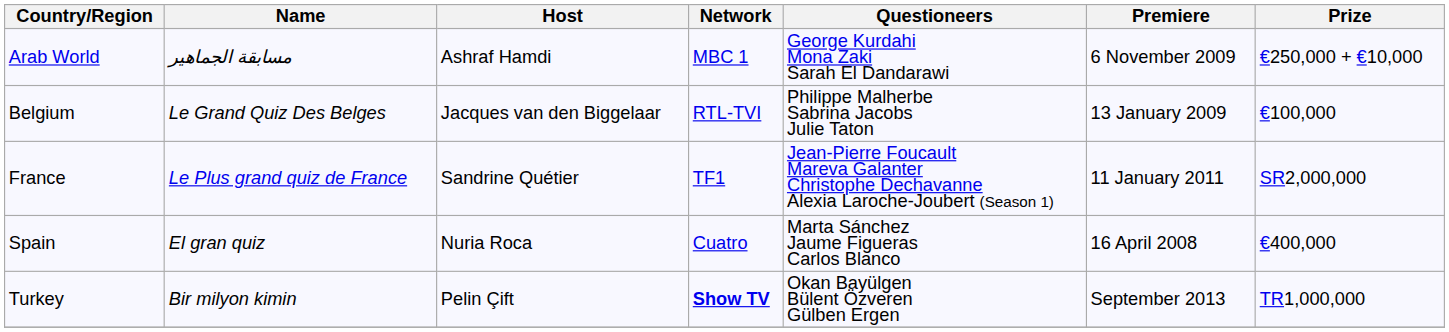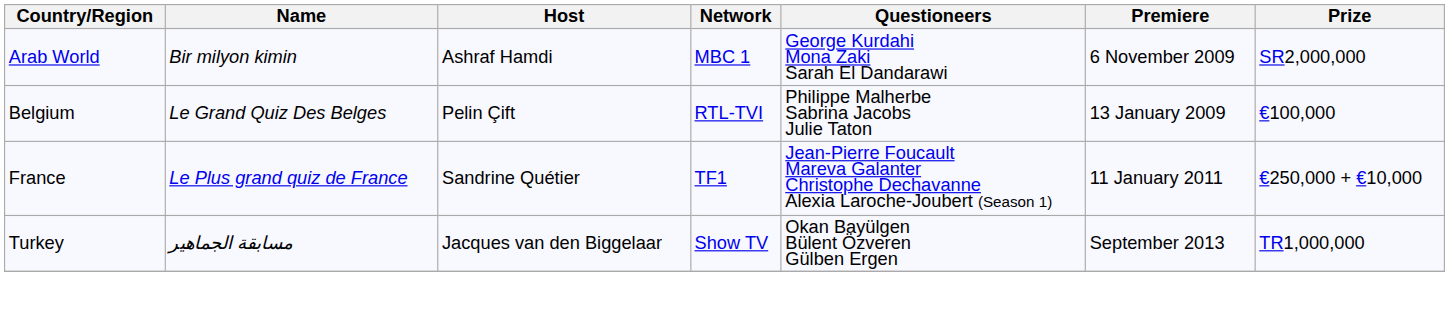(231, 57) مسابقة الجماهير -> (233, 57) Bir milyon kimin
(1341, 57) €250,000 + €10,000 -> (1312, 57) SR2,000,000
(551, 113) Jacques van den Biggelaar -> (478, 113) Pelin Çift
(1313, 178) SR2,000,000 -> (1341, 178) €250,000 + €10,000
- row: (32, 242)
(233, 299) Bir milyon kimin -> (231, 242) مسابقة الجماهير
(477, 299) Pelin Çift -> (552, 242) Jacques van den Biggelaar
(731, 299) bold -> (731, 242) normal
